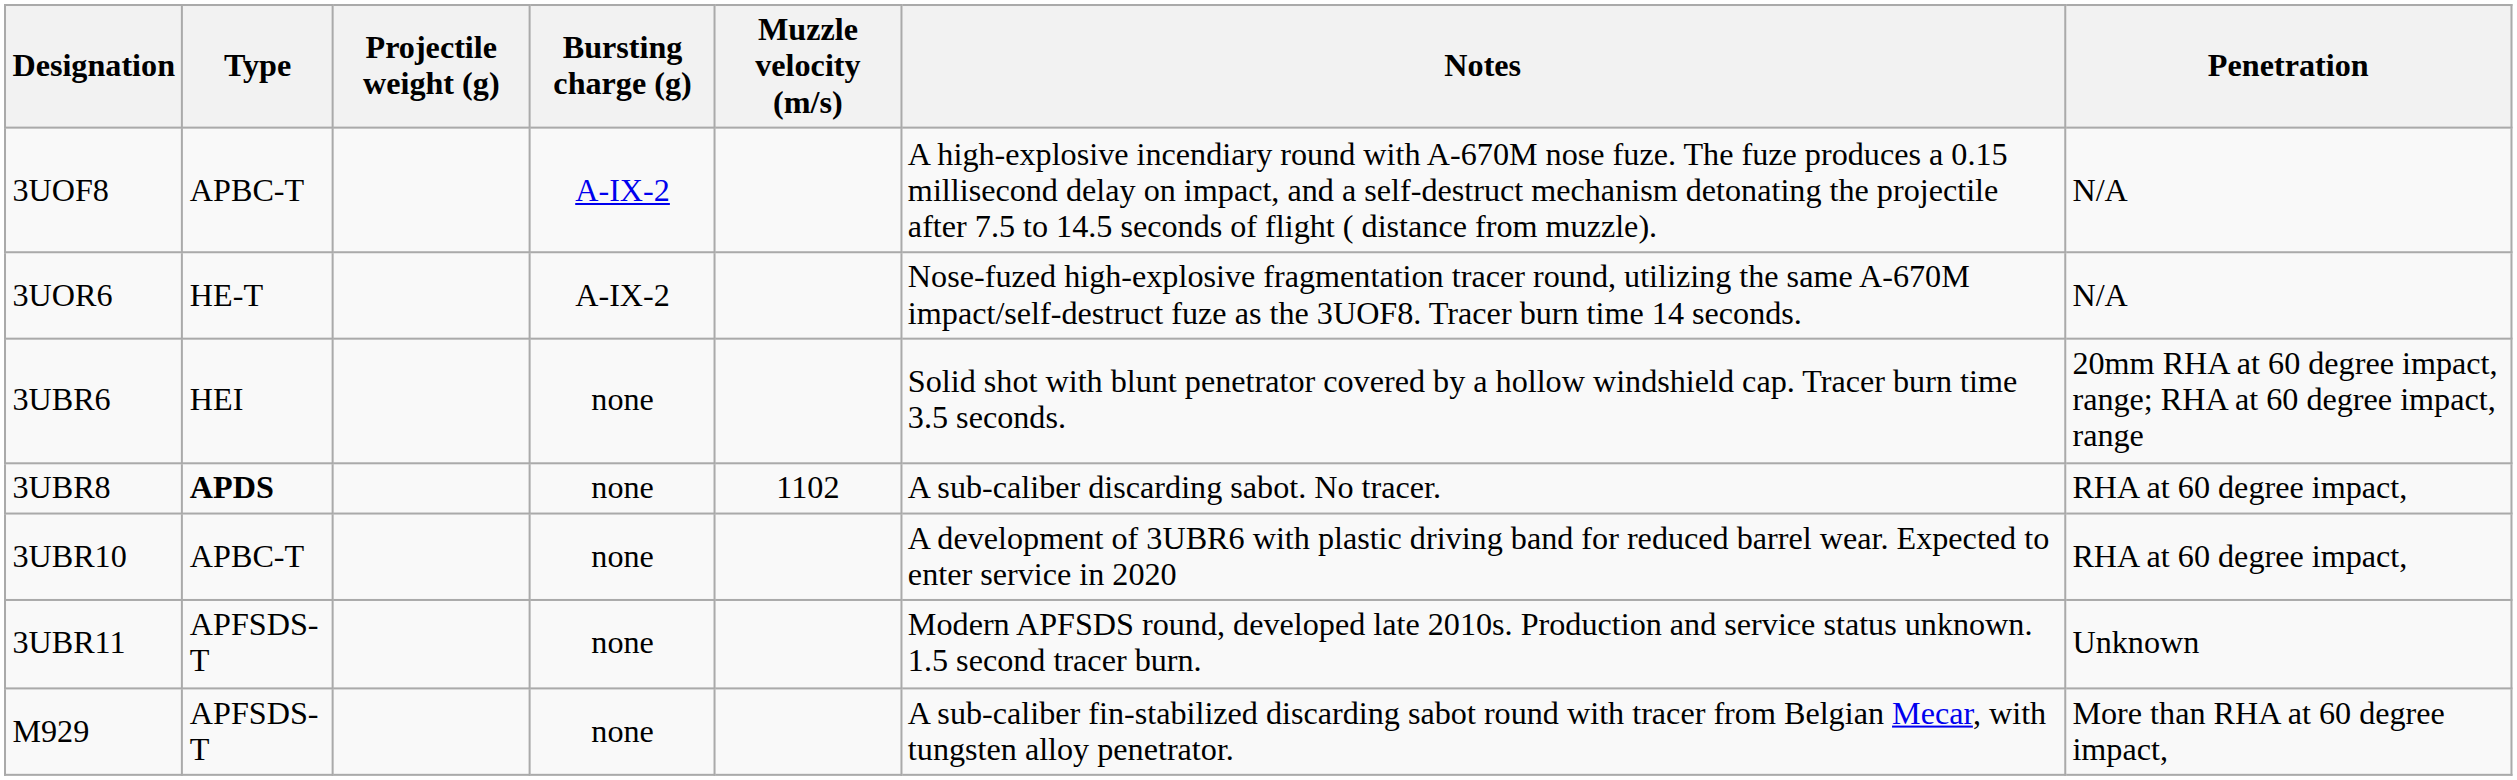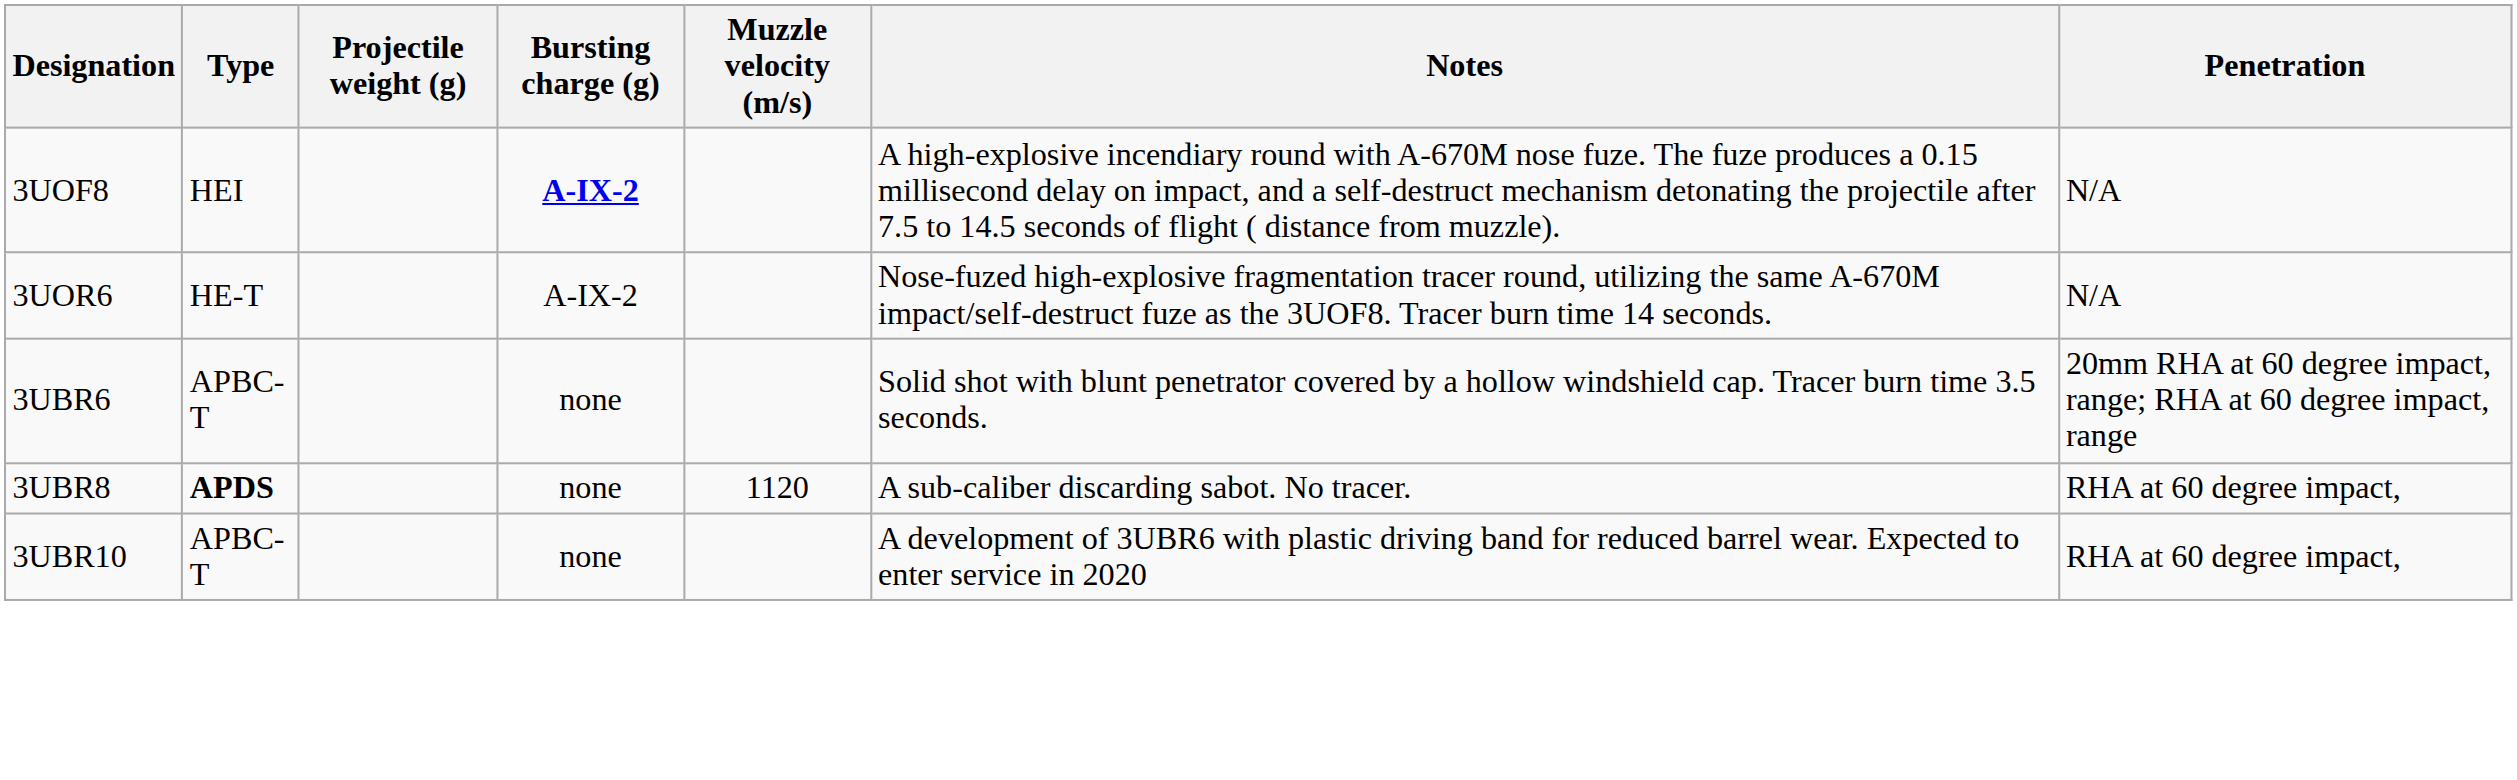(247, 189) APBC-T -> (217, 189) HEI
(623, 189) normal -> (591, 189) bold
(217, 400) HEI -> (237, 400) APBC-T
(808, 487) 1102 -> (777, 487) 1120
- row: (69, 643)
- row: (51, 730)
